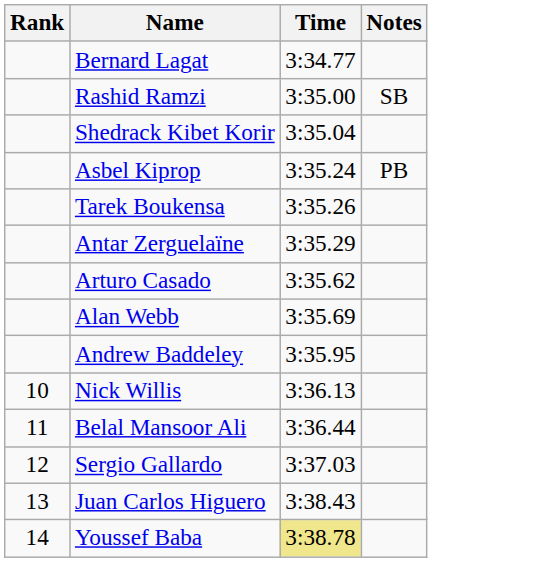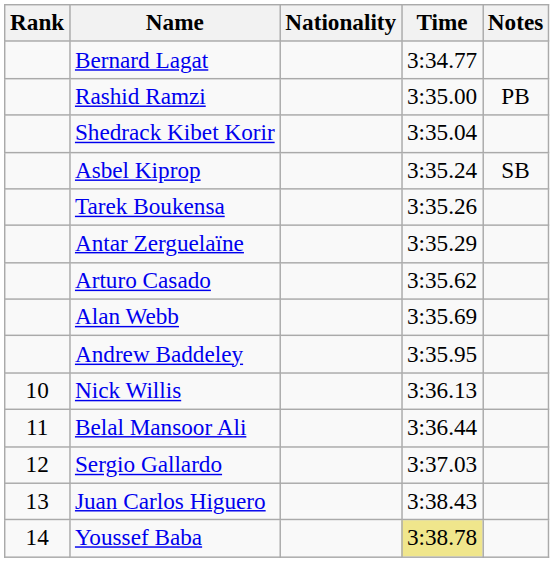+ column: (341, 22)
(394, 96) SB -> (516, 96) PB
(394, 170) PB -> (516, 170) SB
